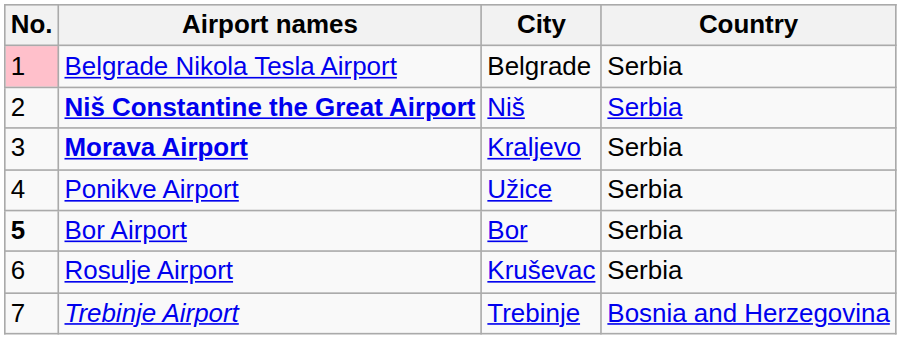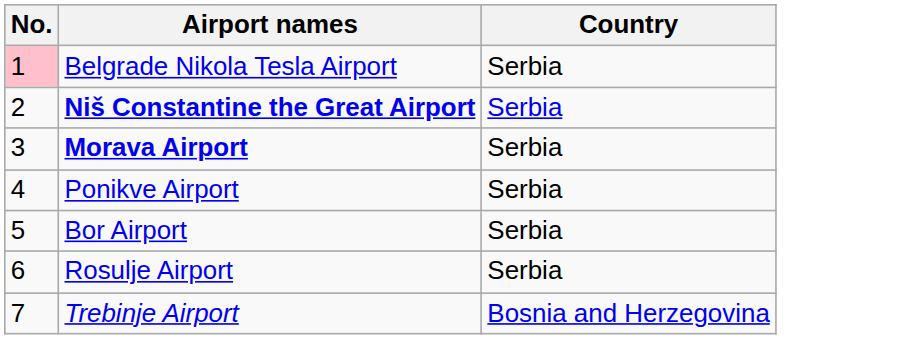- column: (541, 25)
(18, 230) bold -> (18, 230) normal
